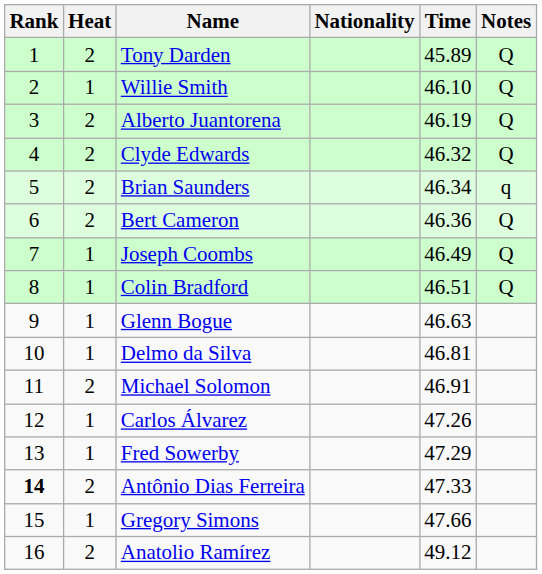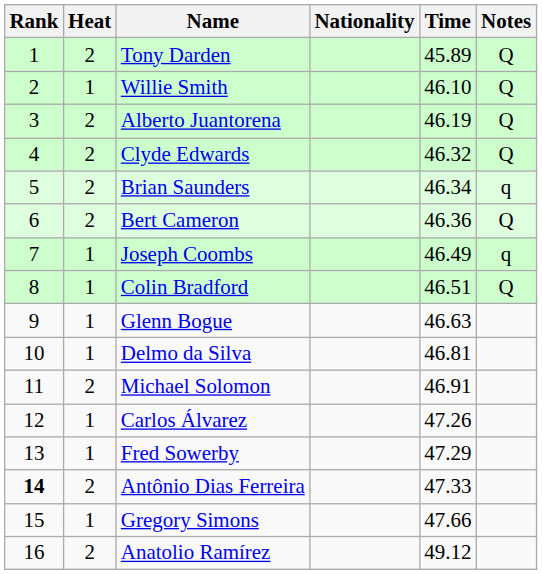(506, 253) Q -> (506, 253) q
